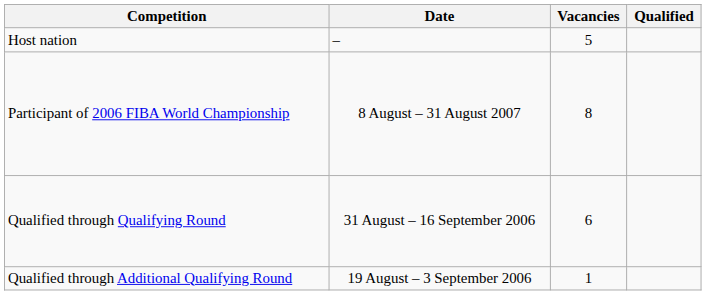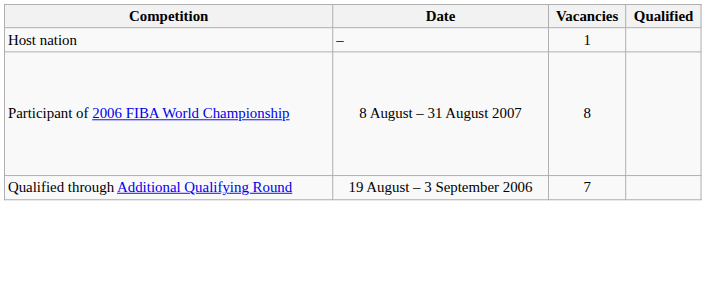(588, 39) 5 -> (587, 39) 1
- row: (117, 221)
(588, 278) 1 -> (587, 187) 7
